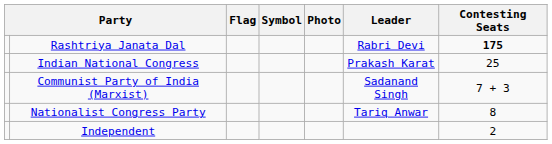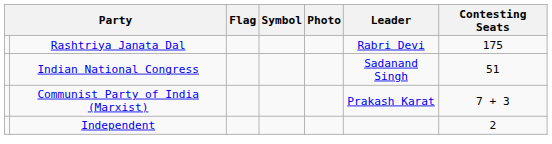(493, 45) bold -> (493, 45) normal
(391, 63) Prakash Karat -> (391, 69) Sadanand Singh
(493, 63) 25 -> (493, 69) 51
(391, 88) Sadanand Singh -> (391, 100) Prakash Karat
- row: (118, 112)
